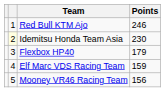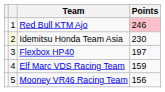(139, 24) no background -> (139, 24) pink background
(139, 52) 179 -> (139, 52) 197
